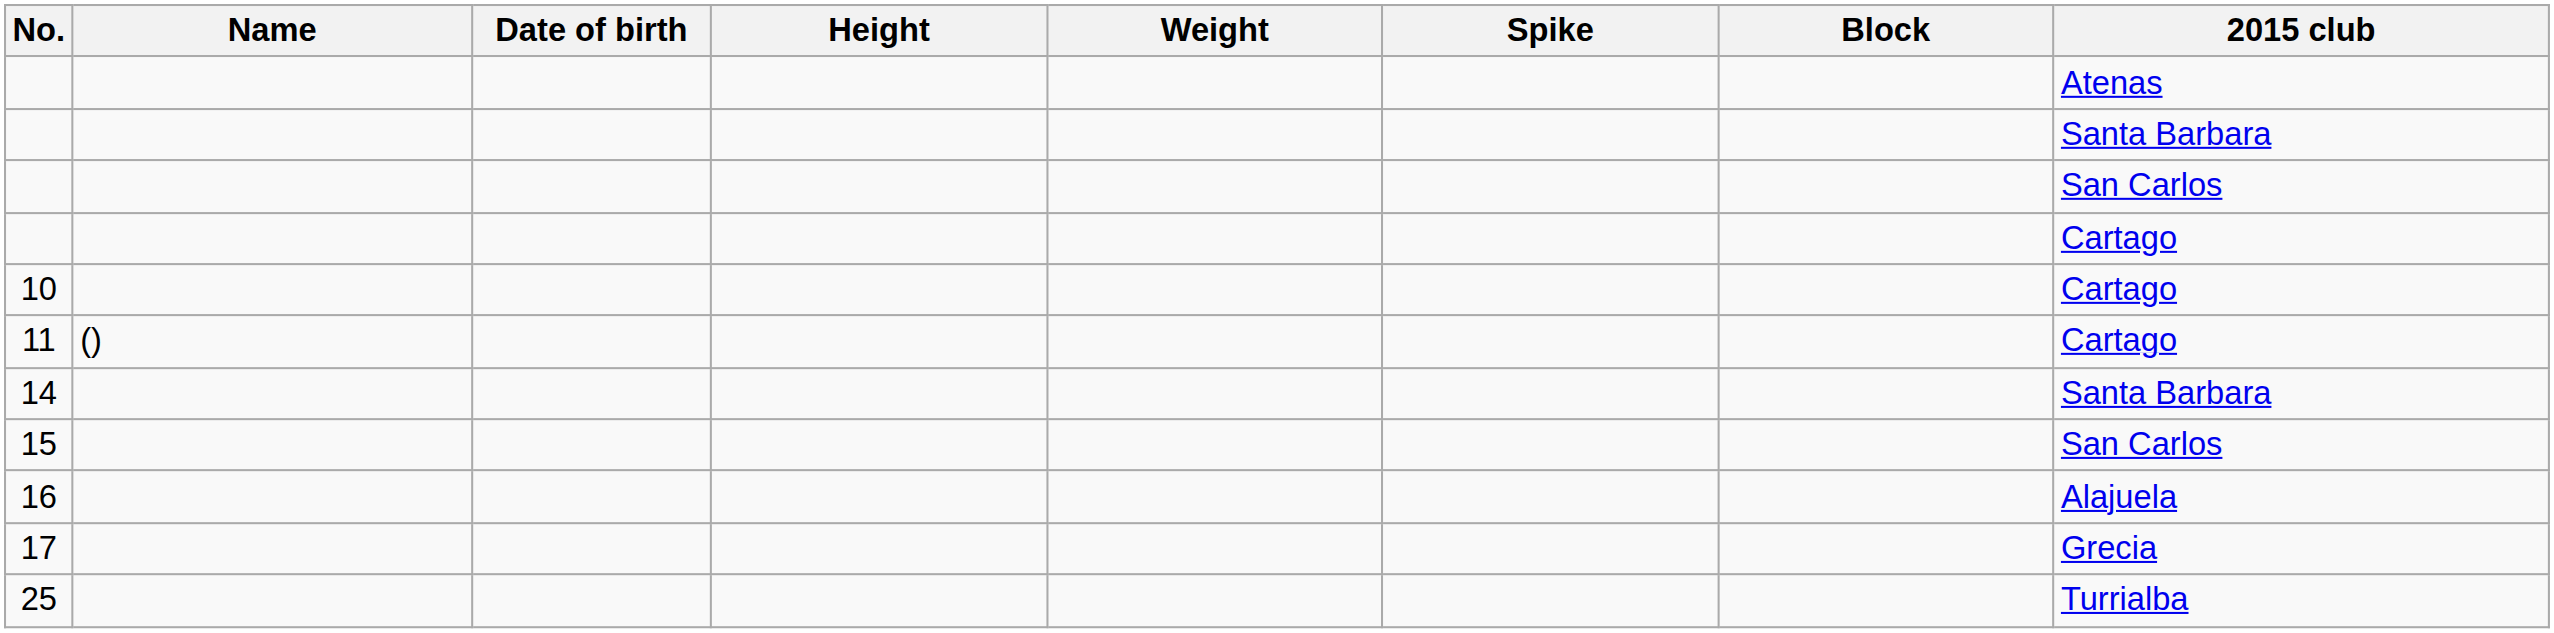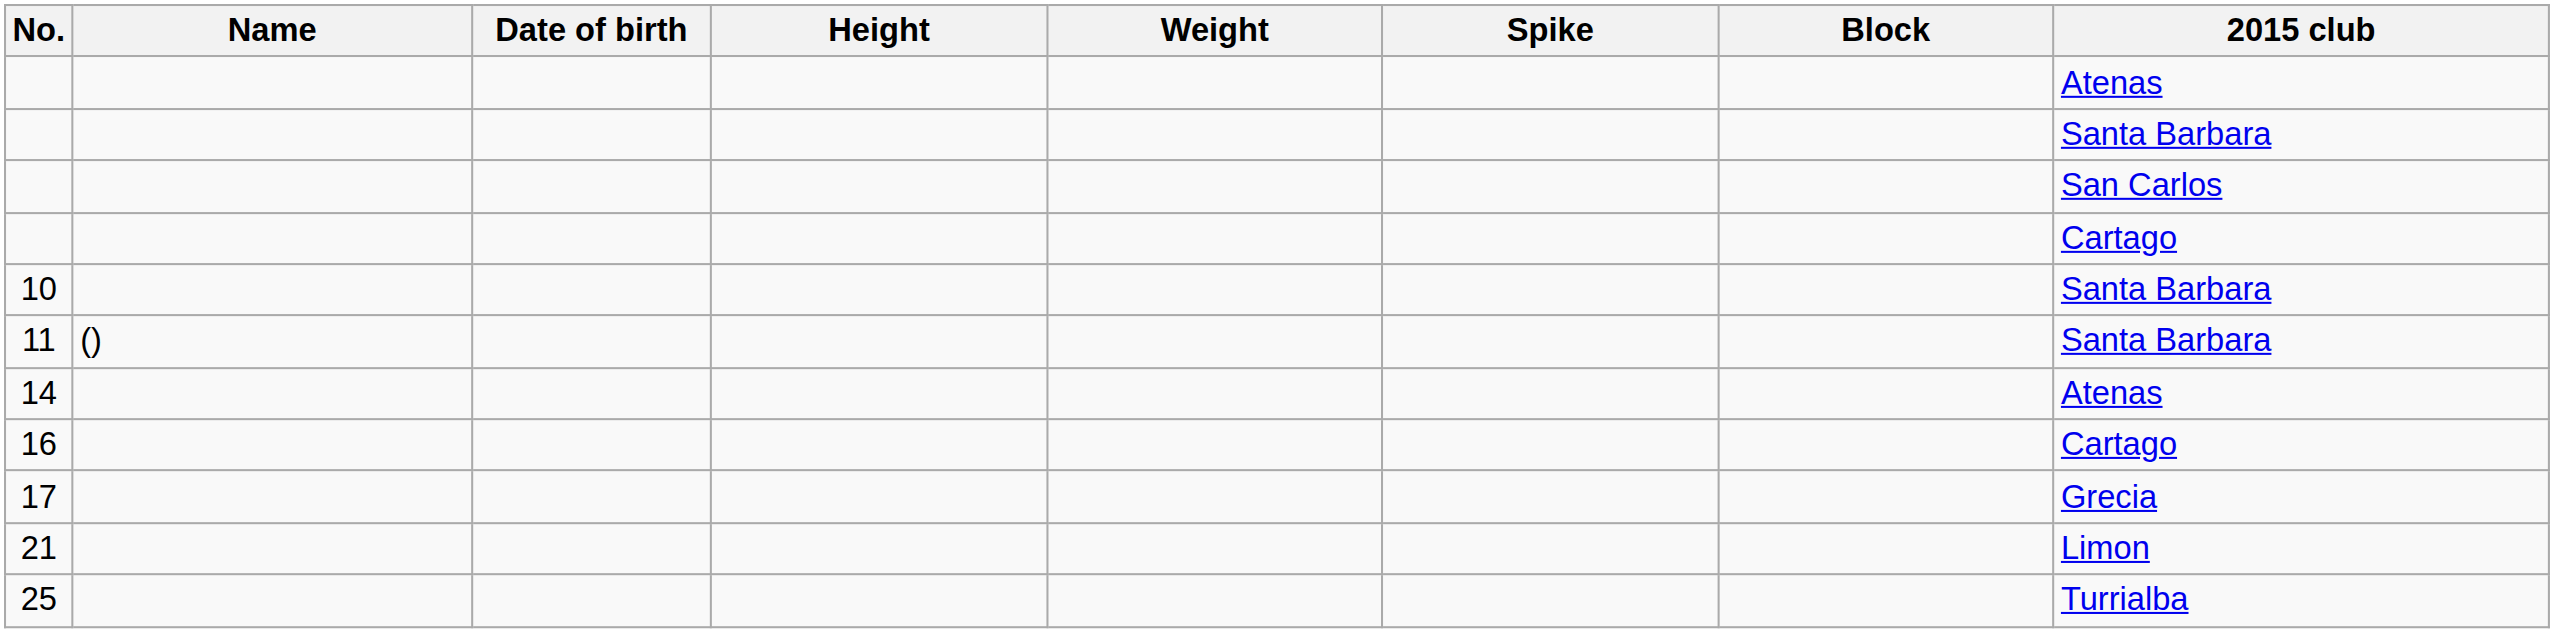(2119, 289) Cartago -> (2166, 289) Santa Barbara
(2119, 340) Cartago -> (2166, 340) Santa Barbara
(2166, 392) Santa Barbara -> (2112, 392) Atenas
- row: (39, 444)
(2119, 496) Alajuela -> (2119, 444) Cartago
+ row: (39, 548)
